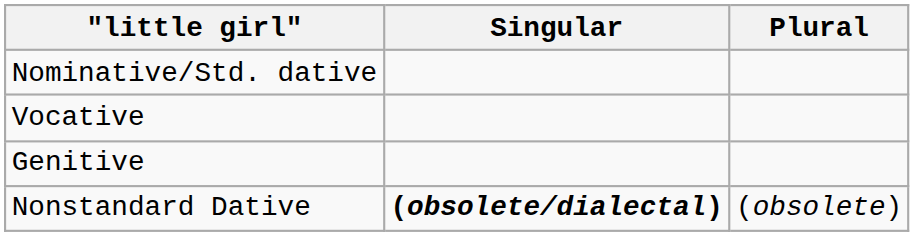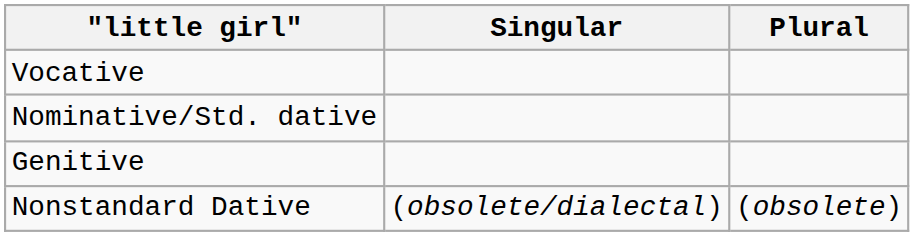rows swapped: (194, 73) <-> (78, 118)
(557, 208) bold -> (557, 208) normal
